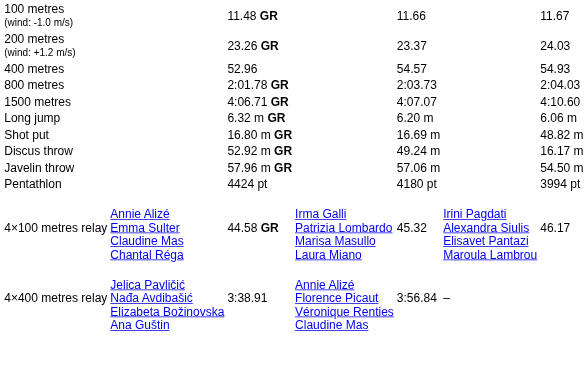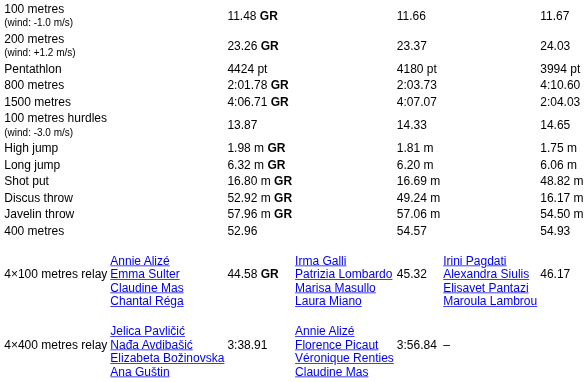rows swapped: (34, 69) <-> (33, 184)
(560, 85) 2:04.03 -> (560, 85) 4:10.60
(560, 102) 4:10.60 -> (560, 102) 2:04.03
+ row: (56, 125)
+ row: (31, 148)
